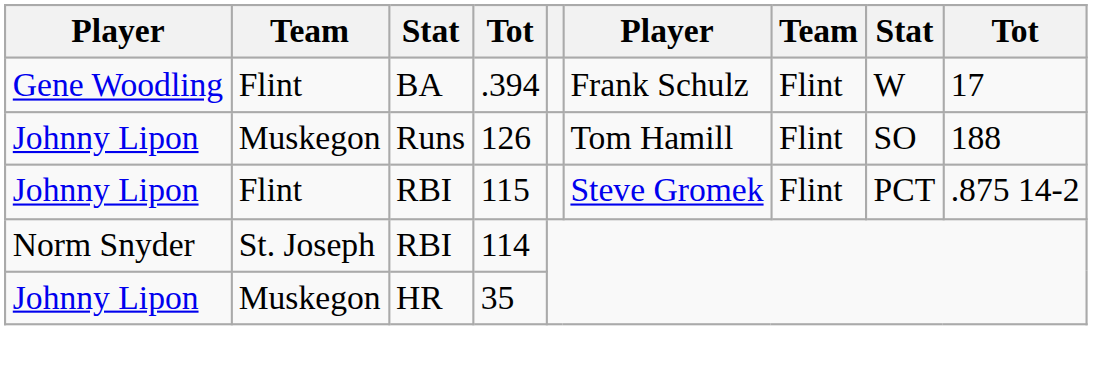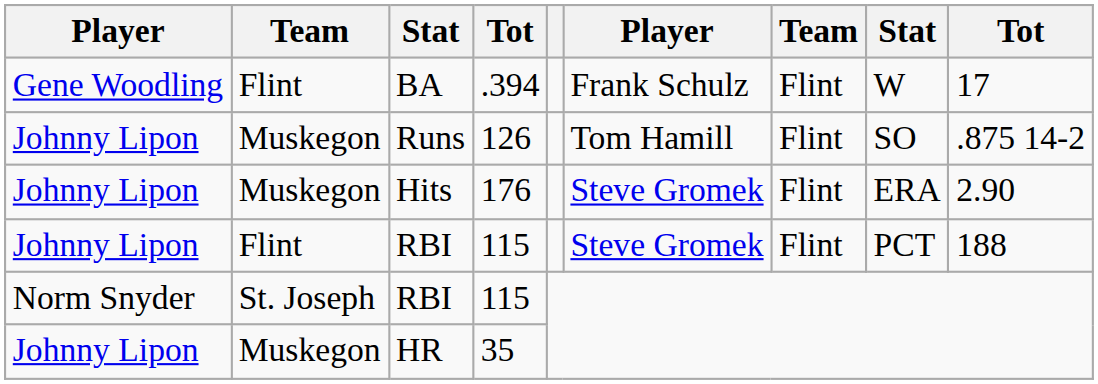(976, 137) 188 -> (1021, 137) .875 14-2
+ row: (106, 191)
(1015, 191) .875 14-2 -> (981, 244) 188
(505, 244) 114 -> (505, 297) 115
